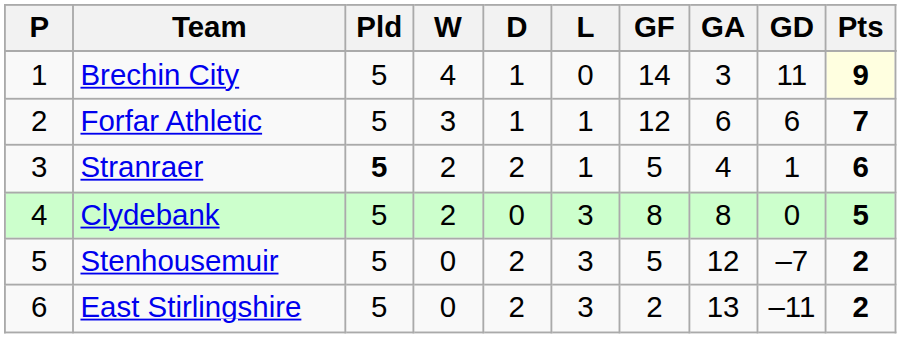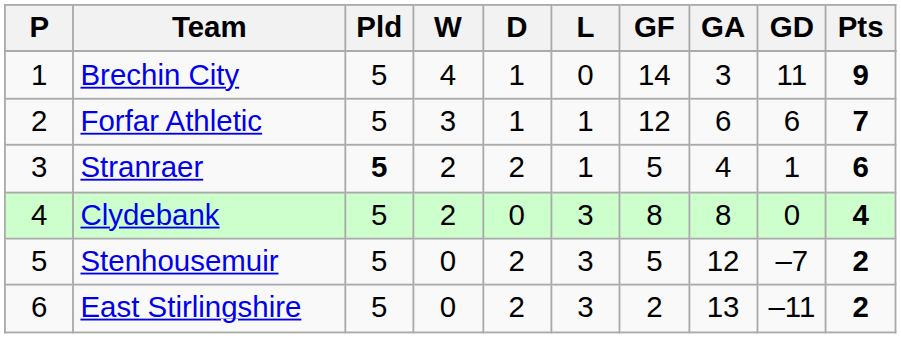(861, 74) lightyellow background -> (861, 74) no background
(861, 214) 5 -> (861, 214) 4
